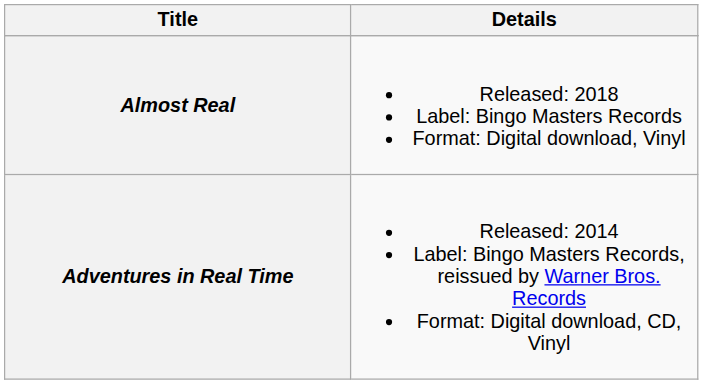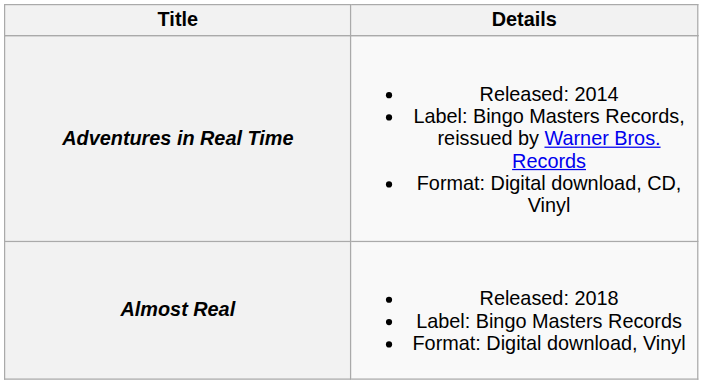rows swapped: (178, 276) <-> (178, 105)
